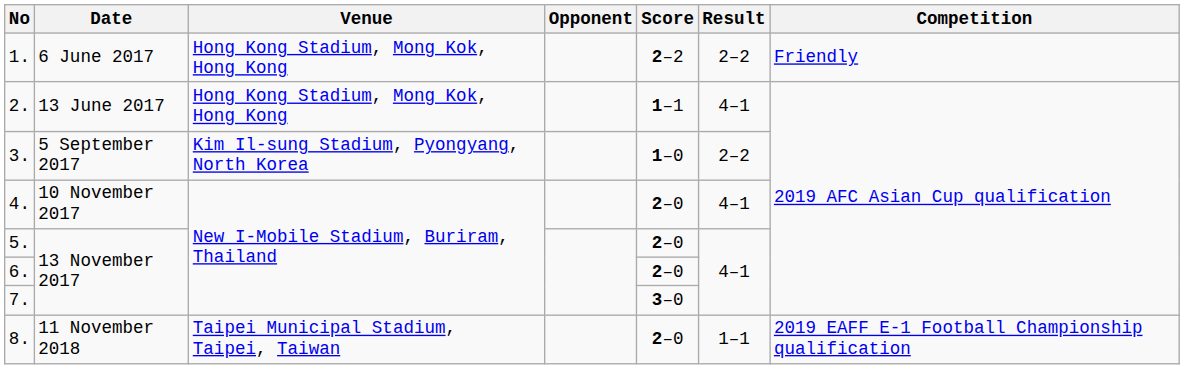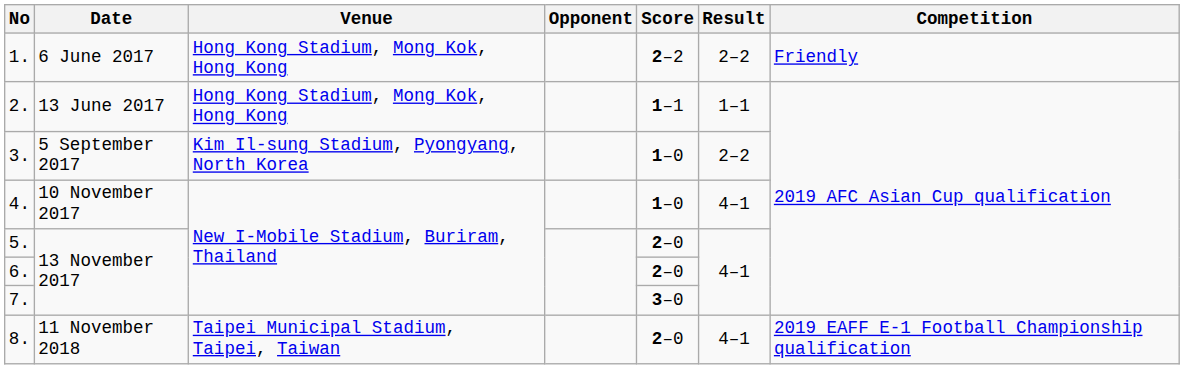(734, 107) 4–1 -> (734, 107) 1–1
(668, 204) 2–0 -> (668, 204) 1–0
(734, 339) 1–1 -> (734, 339) 4–1
